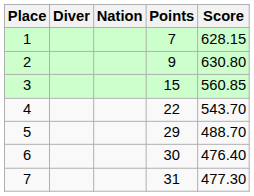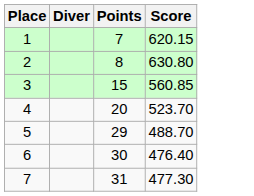- column: (120, 16)
(224, 39) 628.15 -> (171, 39) 620.15
(172, 62) 9 -> (119, 62) 8
(172, 109) 22 -> (119, 109) 20
(224, 109) 543.70 -> (171, 109) 523.70
